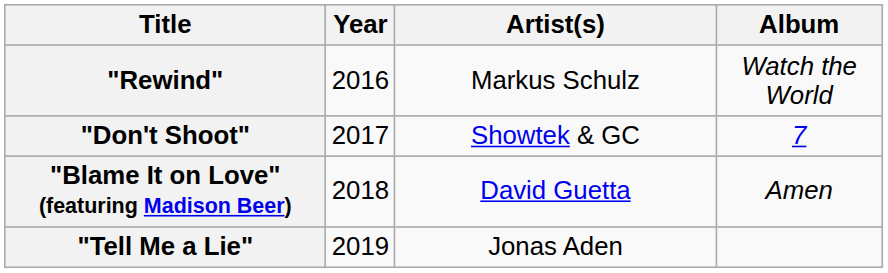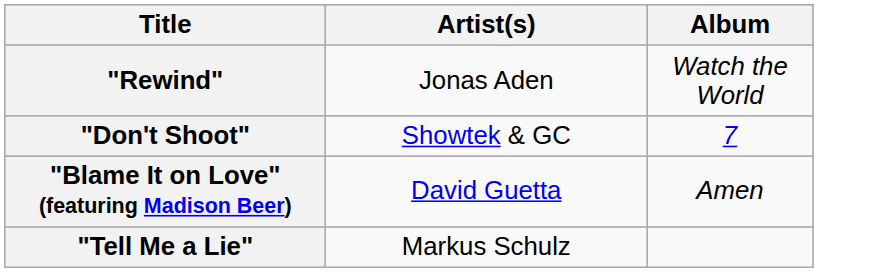- column: (360, 24)
(555, 80) Markus Schulz -> (486, 80) Jonas Aden
(555, 246) Jonas Aden -> (486, 246) Markus Schulz
